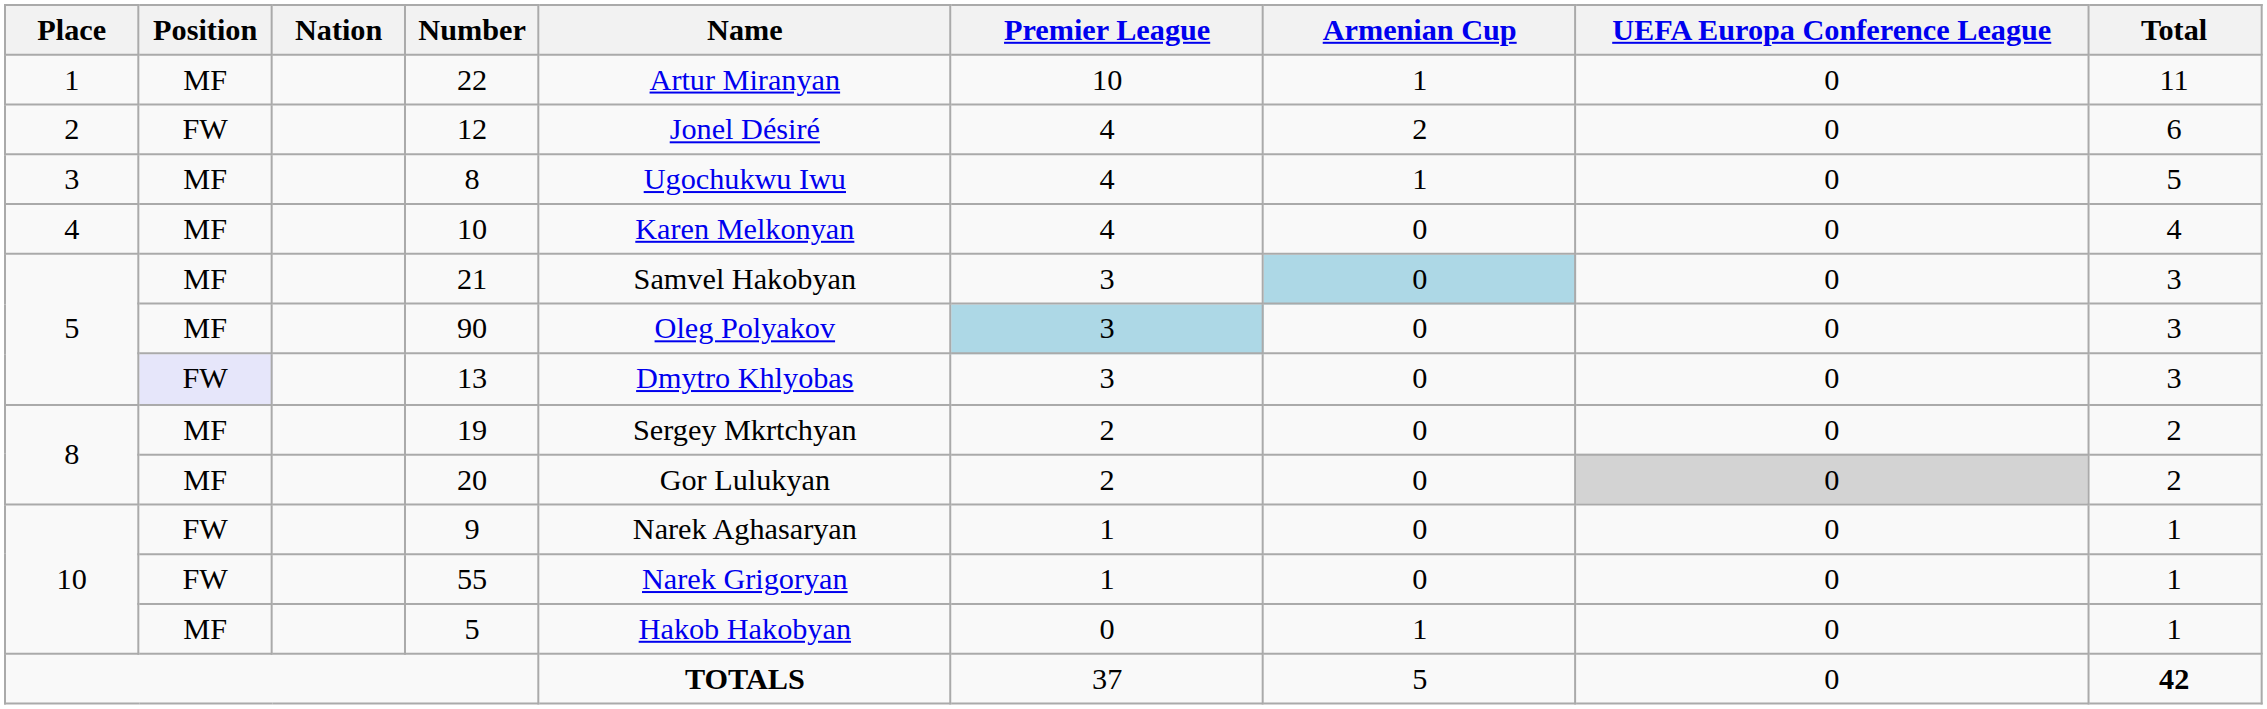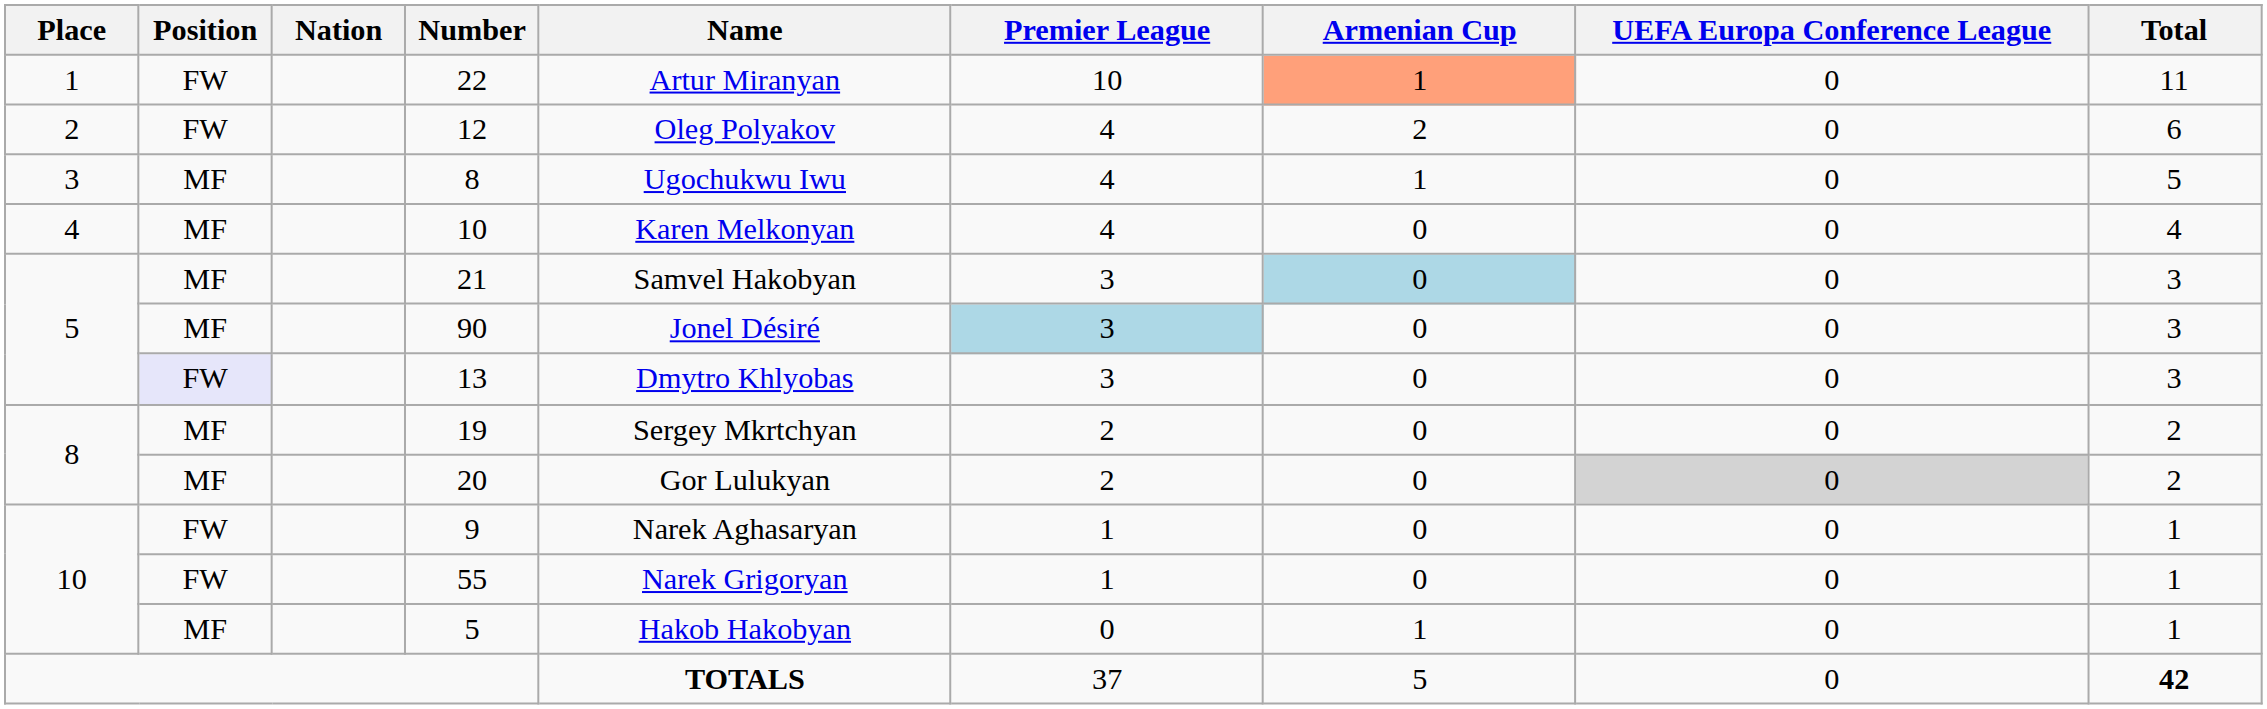(205, 79) MF -> (205, 79) FW
(1420, 79) no background -> (1420, 79) lightsalmon background
(745, 129) Jonel Désiré -> (745, 129) Oleg Polyakov
(745, 328) Oleg Polyakov -> (745, 328) Jonel Désiré
